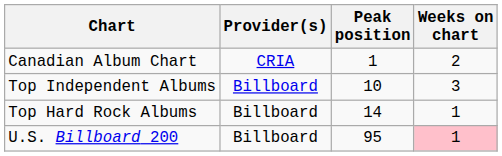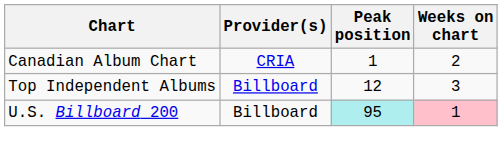(373, 87) 10 -> (373, 87) 12
- row: (103, 112)
(373, 138) no background -> (373, 112) paleturquoise background
